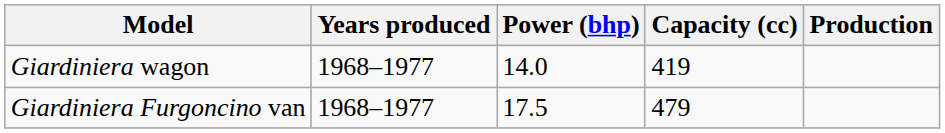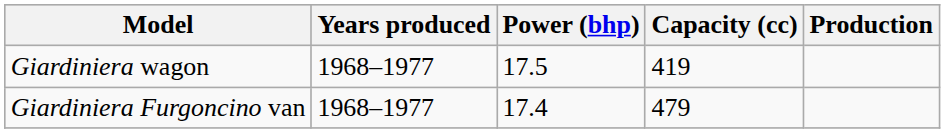(525, 66) 14.0 -> (525, 66) 17.5
(525, 107) 17.5 -> (525, 107) 17.4
